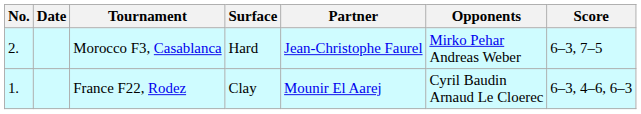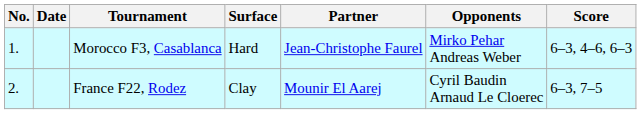(13, 48) 2. -> (13, 48) 1.
(576, 48) 6–3, 7–5 -> (591, 48) 6–3, 4–6, 6–3
(13, 88) 1. -> (13, 88) 2.
(591, 88) 6–3, 4–6, 6–3 -> (576, 88) 6–3, 7–5
